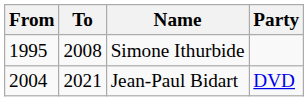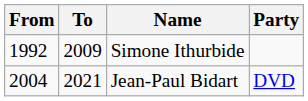(28, 50) 1995 -> (28, 50) 1992
(83, 50) 2008 -> (83, 50) 2009
